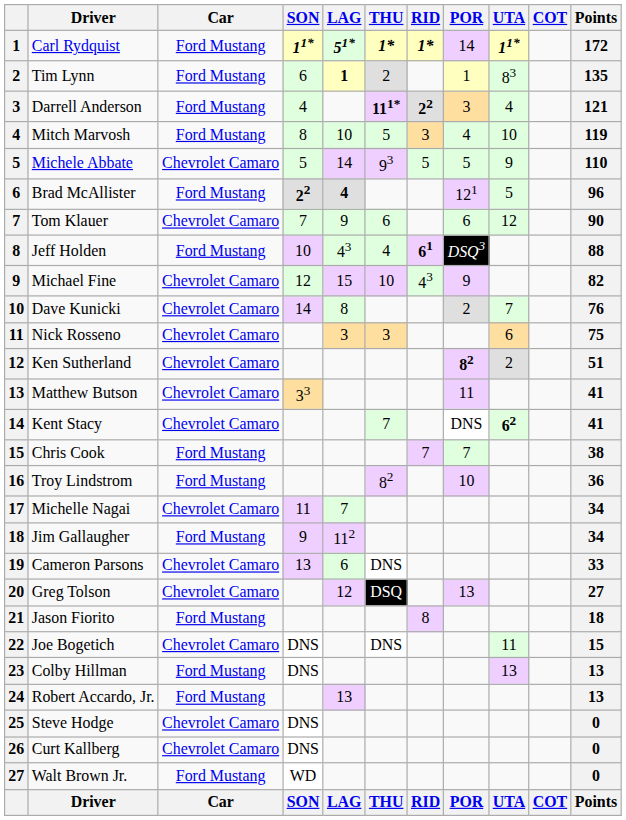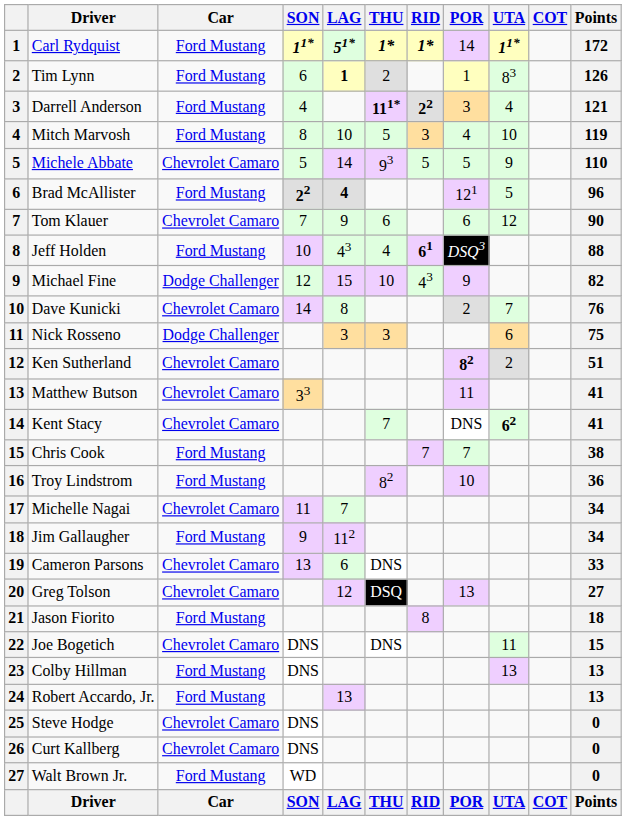(596, 75) 135 -> (596, 75) 126
(221, 280) Chevrolet Camaro -> (221, 280) Dodge Challenger
(221, 334) Chevrolet Camaro -> (221, 334) Dodge Challenger
